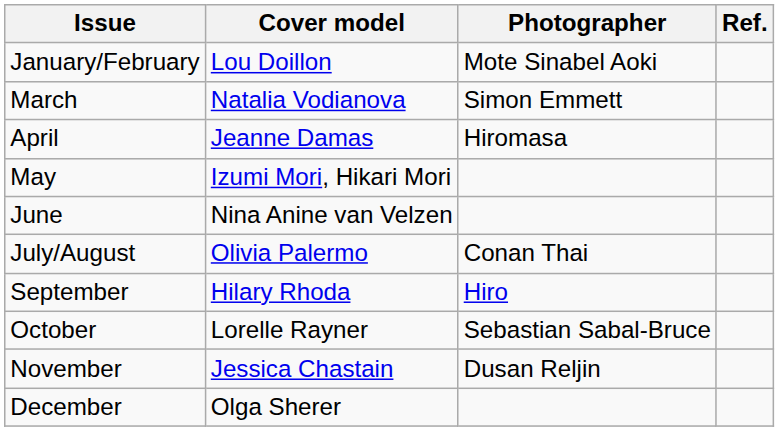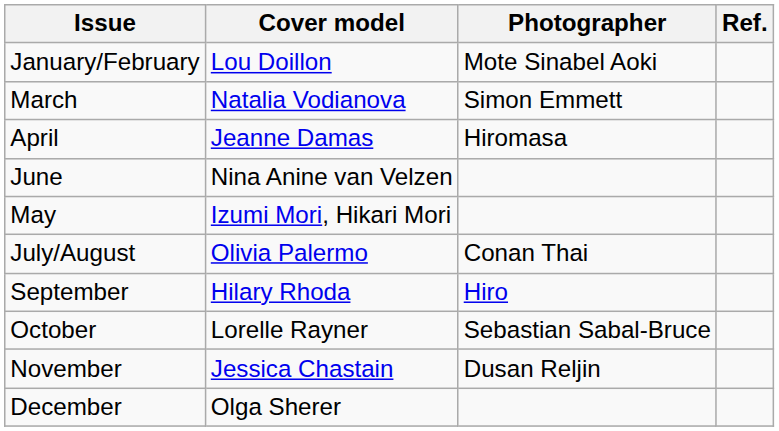rows swapped: (33, 176) <-> (37, 215)
